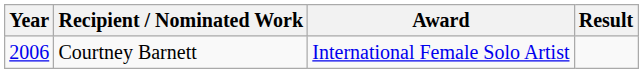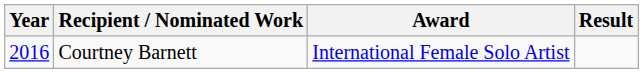(29, 52) 2006 -> (29, 52) 2016
